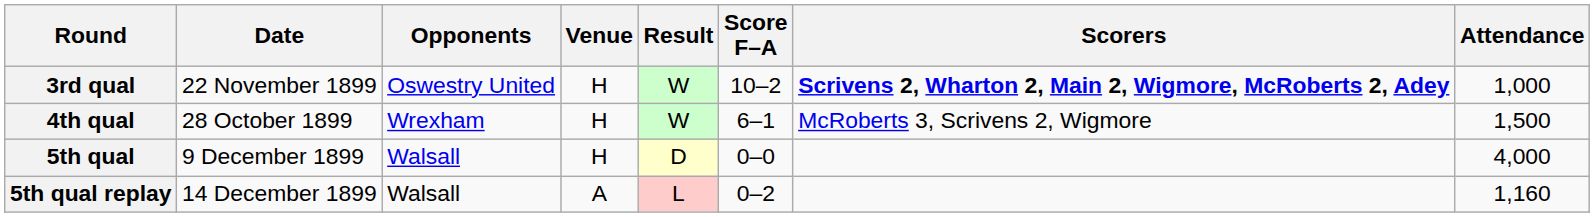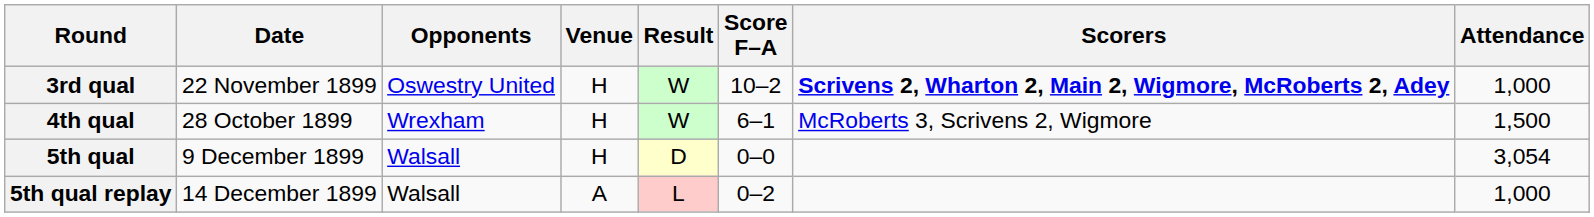(1522, 157) 4,000 -> (1522, 157) 3,054
(1522, 193) 1,160 -> (1522, 193) 1,000
